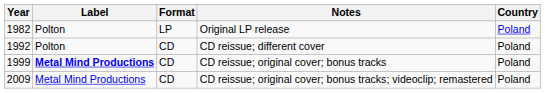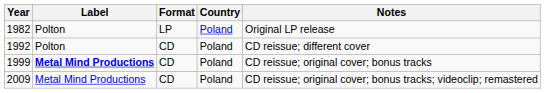columns swapped: (518, 12) <-> (346, 12)
